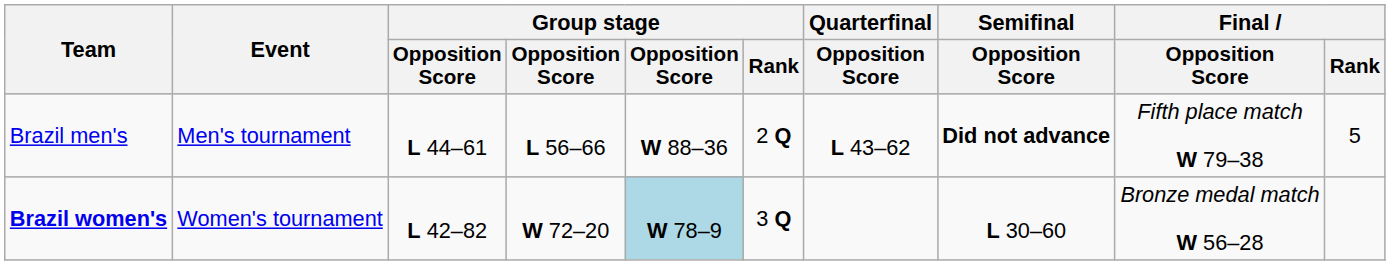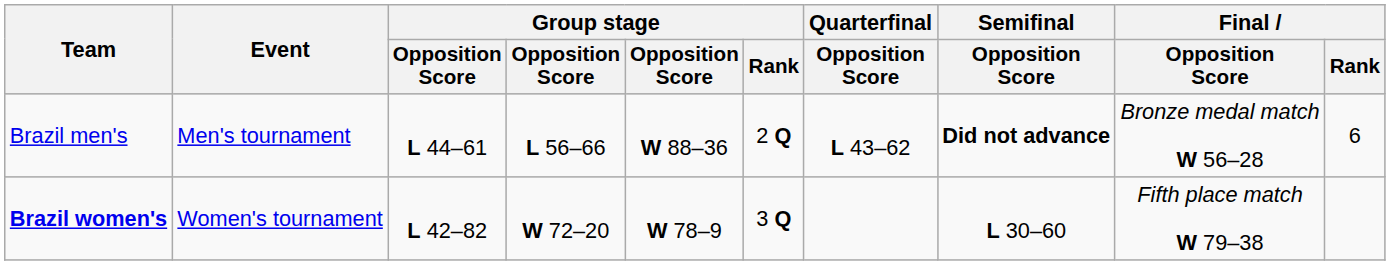(1220, 136) Fifth place match W 79–38 -> (1220, 136) Bronze medal match W 56–28
(1355, 136) 5 -> (1355, 136) 6
(684, 231) lightblue background -> (684, 231) no background
(1220, 219) Bronze medal match W 56–28 -> (1220, 219) Fifth place match W 79–38
